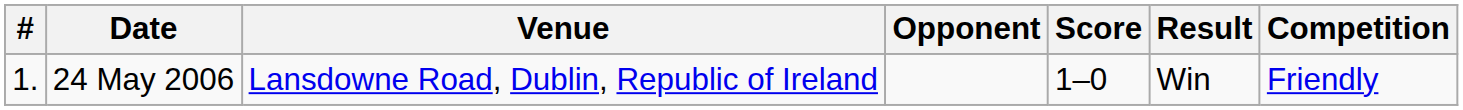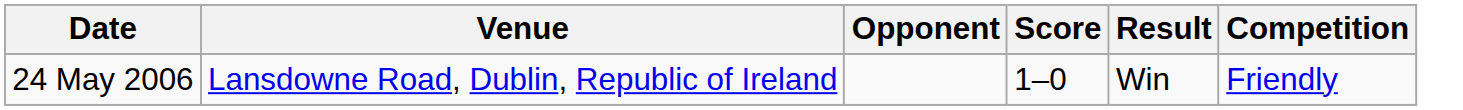- column: (25, 29)
